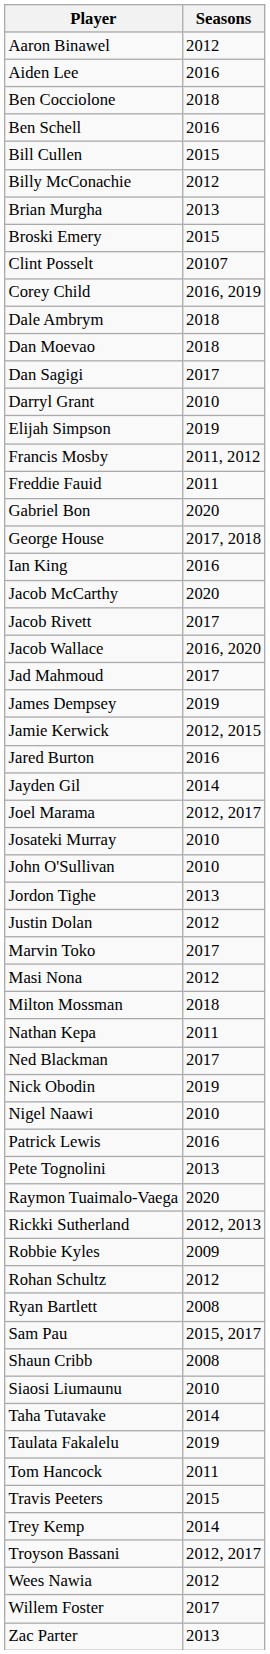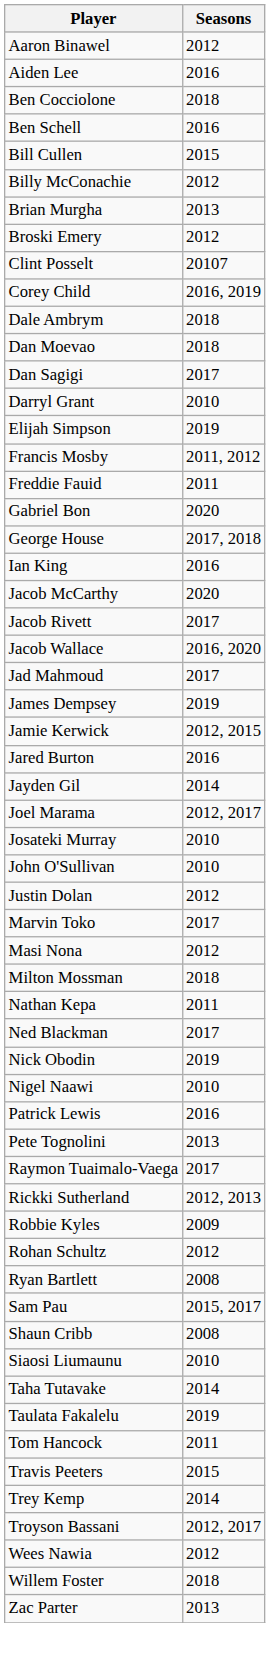(203, 237) 2015 -> (203, 237) 2012
- row: (52, 895)
(203, 1197) 2020 -> (203, 1169) 2017
(203, 1608) 2017 -> (203, 1581) 2018
